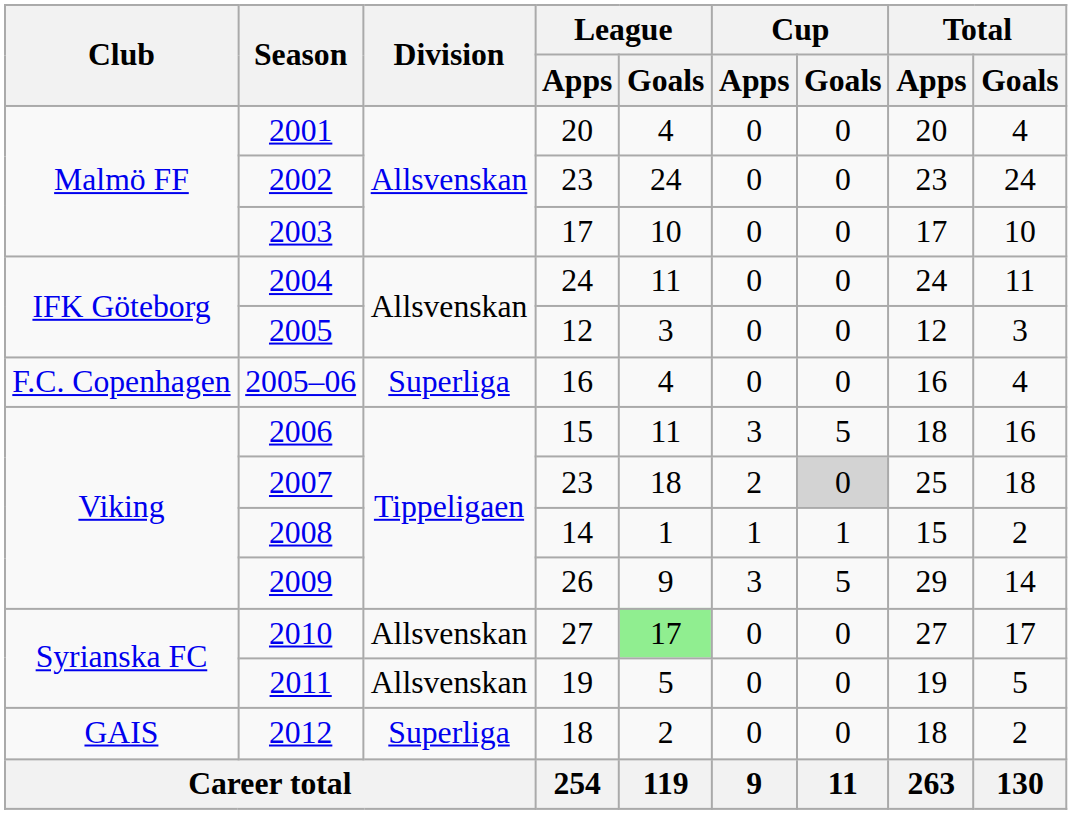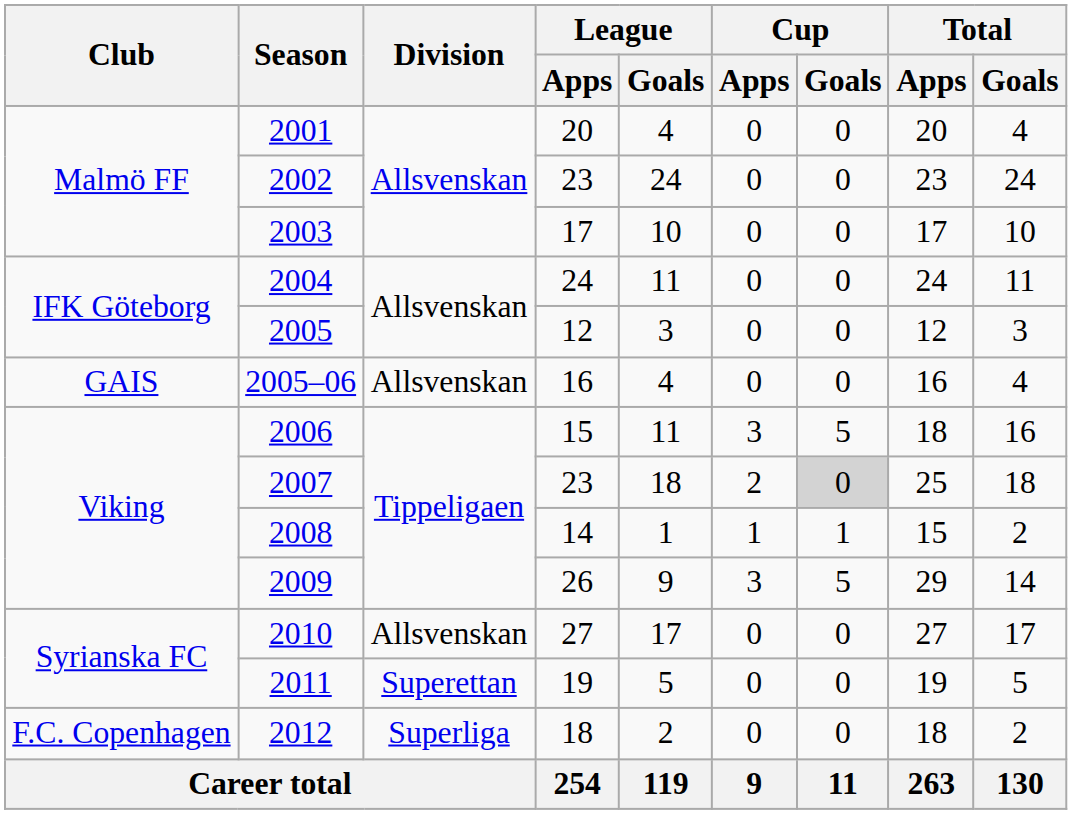(121, 381) F.C. Copenhagen -> (121, 381) GAIS
(449, 381) Superliga -> (449, 381) Allsvenskan
(666, 632) lightgreen background -> (666, 632) no background
(449, 682) Allsvenskan -> (449, 682) Superettan
(121, 733) GAIS -> (121, 733) F.C. Copenhagen
